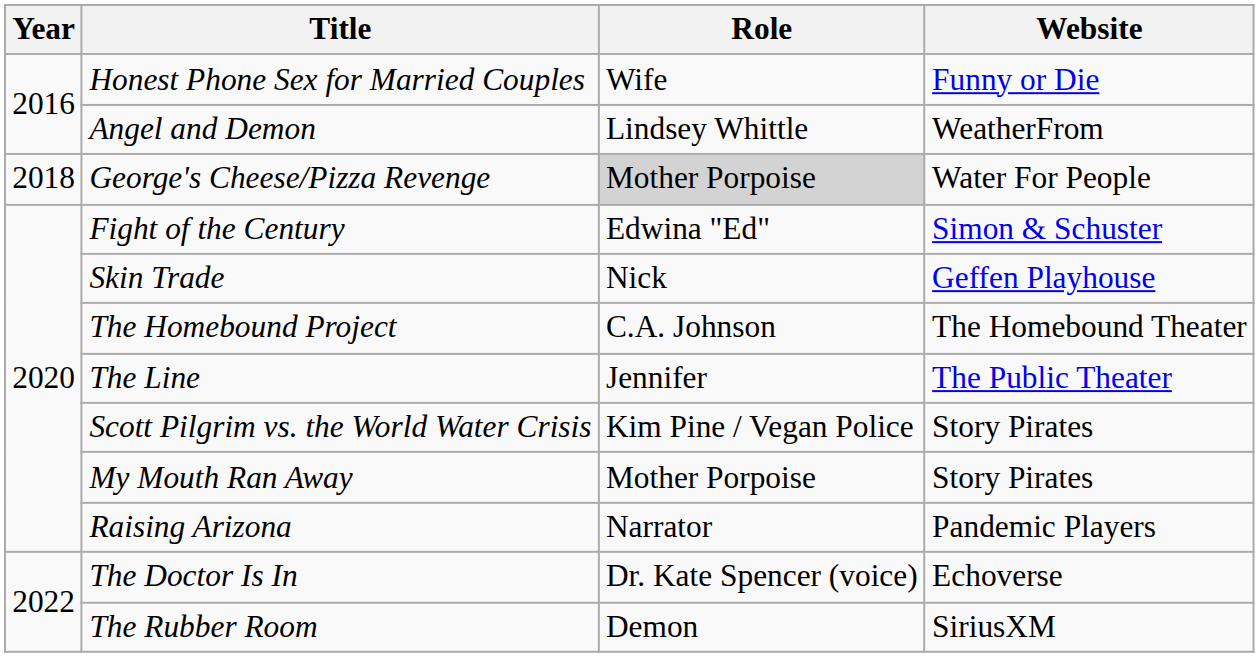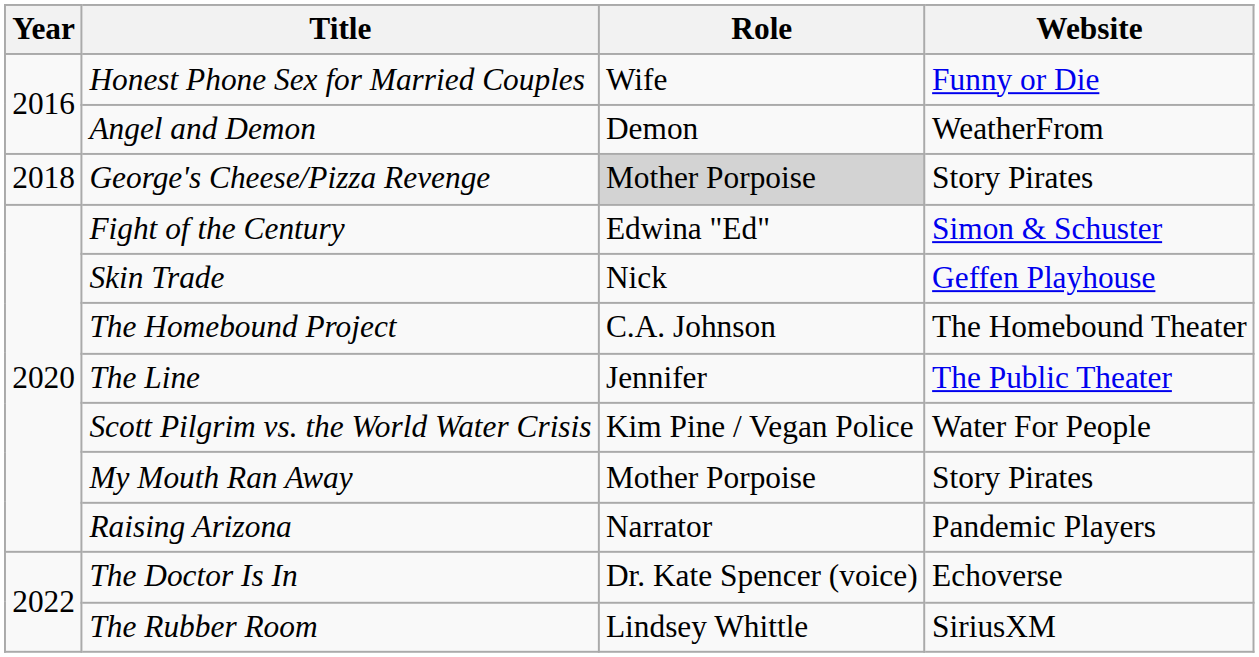(707, 128) Lindsey Whittle -> (652, 128) Demon
(1041, 178) Water For People -> (1013, 178) Story Pirates
(1013, 427) Story Pirates -> (1041, 427) Water For People
(652, 626) Demon -> (707, 626) Lindsey Whittle
